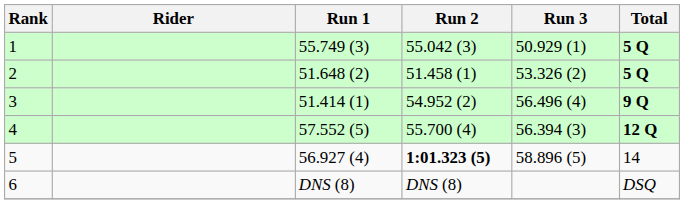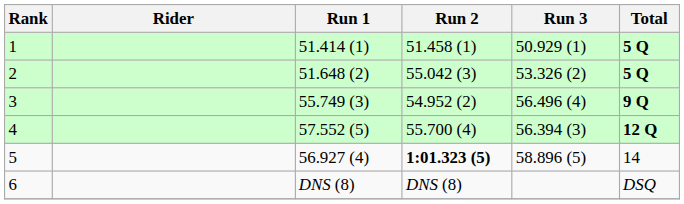(334, 46) 55.749 (3) -> (334, 46) 51.414 (1)
(441, 46) 55.042 (3) -> (441, 46) 51.458 (1)
(441, 74) 51.458 (1) -> (441, 74) 55.042 (3)
(334, 102) 51.414 (1) -> (334, 102) 55.749 (3)
